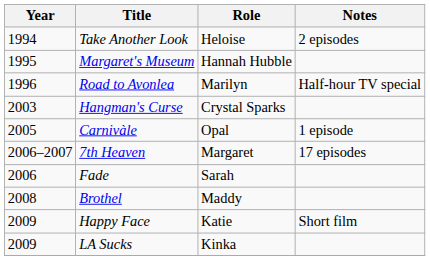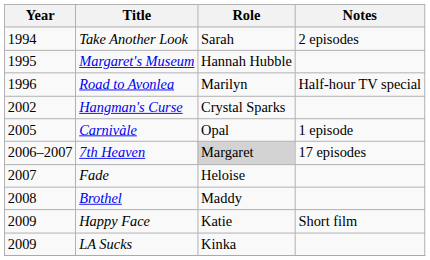(223, 38) Heloise -> (217, 38) Sarah
(22, 107) 2003 -> (22, 107) 2002
(227, 152) no background -> (227, 152) lightgrey background
(22, 175) 2006 -> (22, 175) 2007
(217, 175) Sarah -> (223, 175) Heloise
